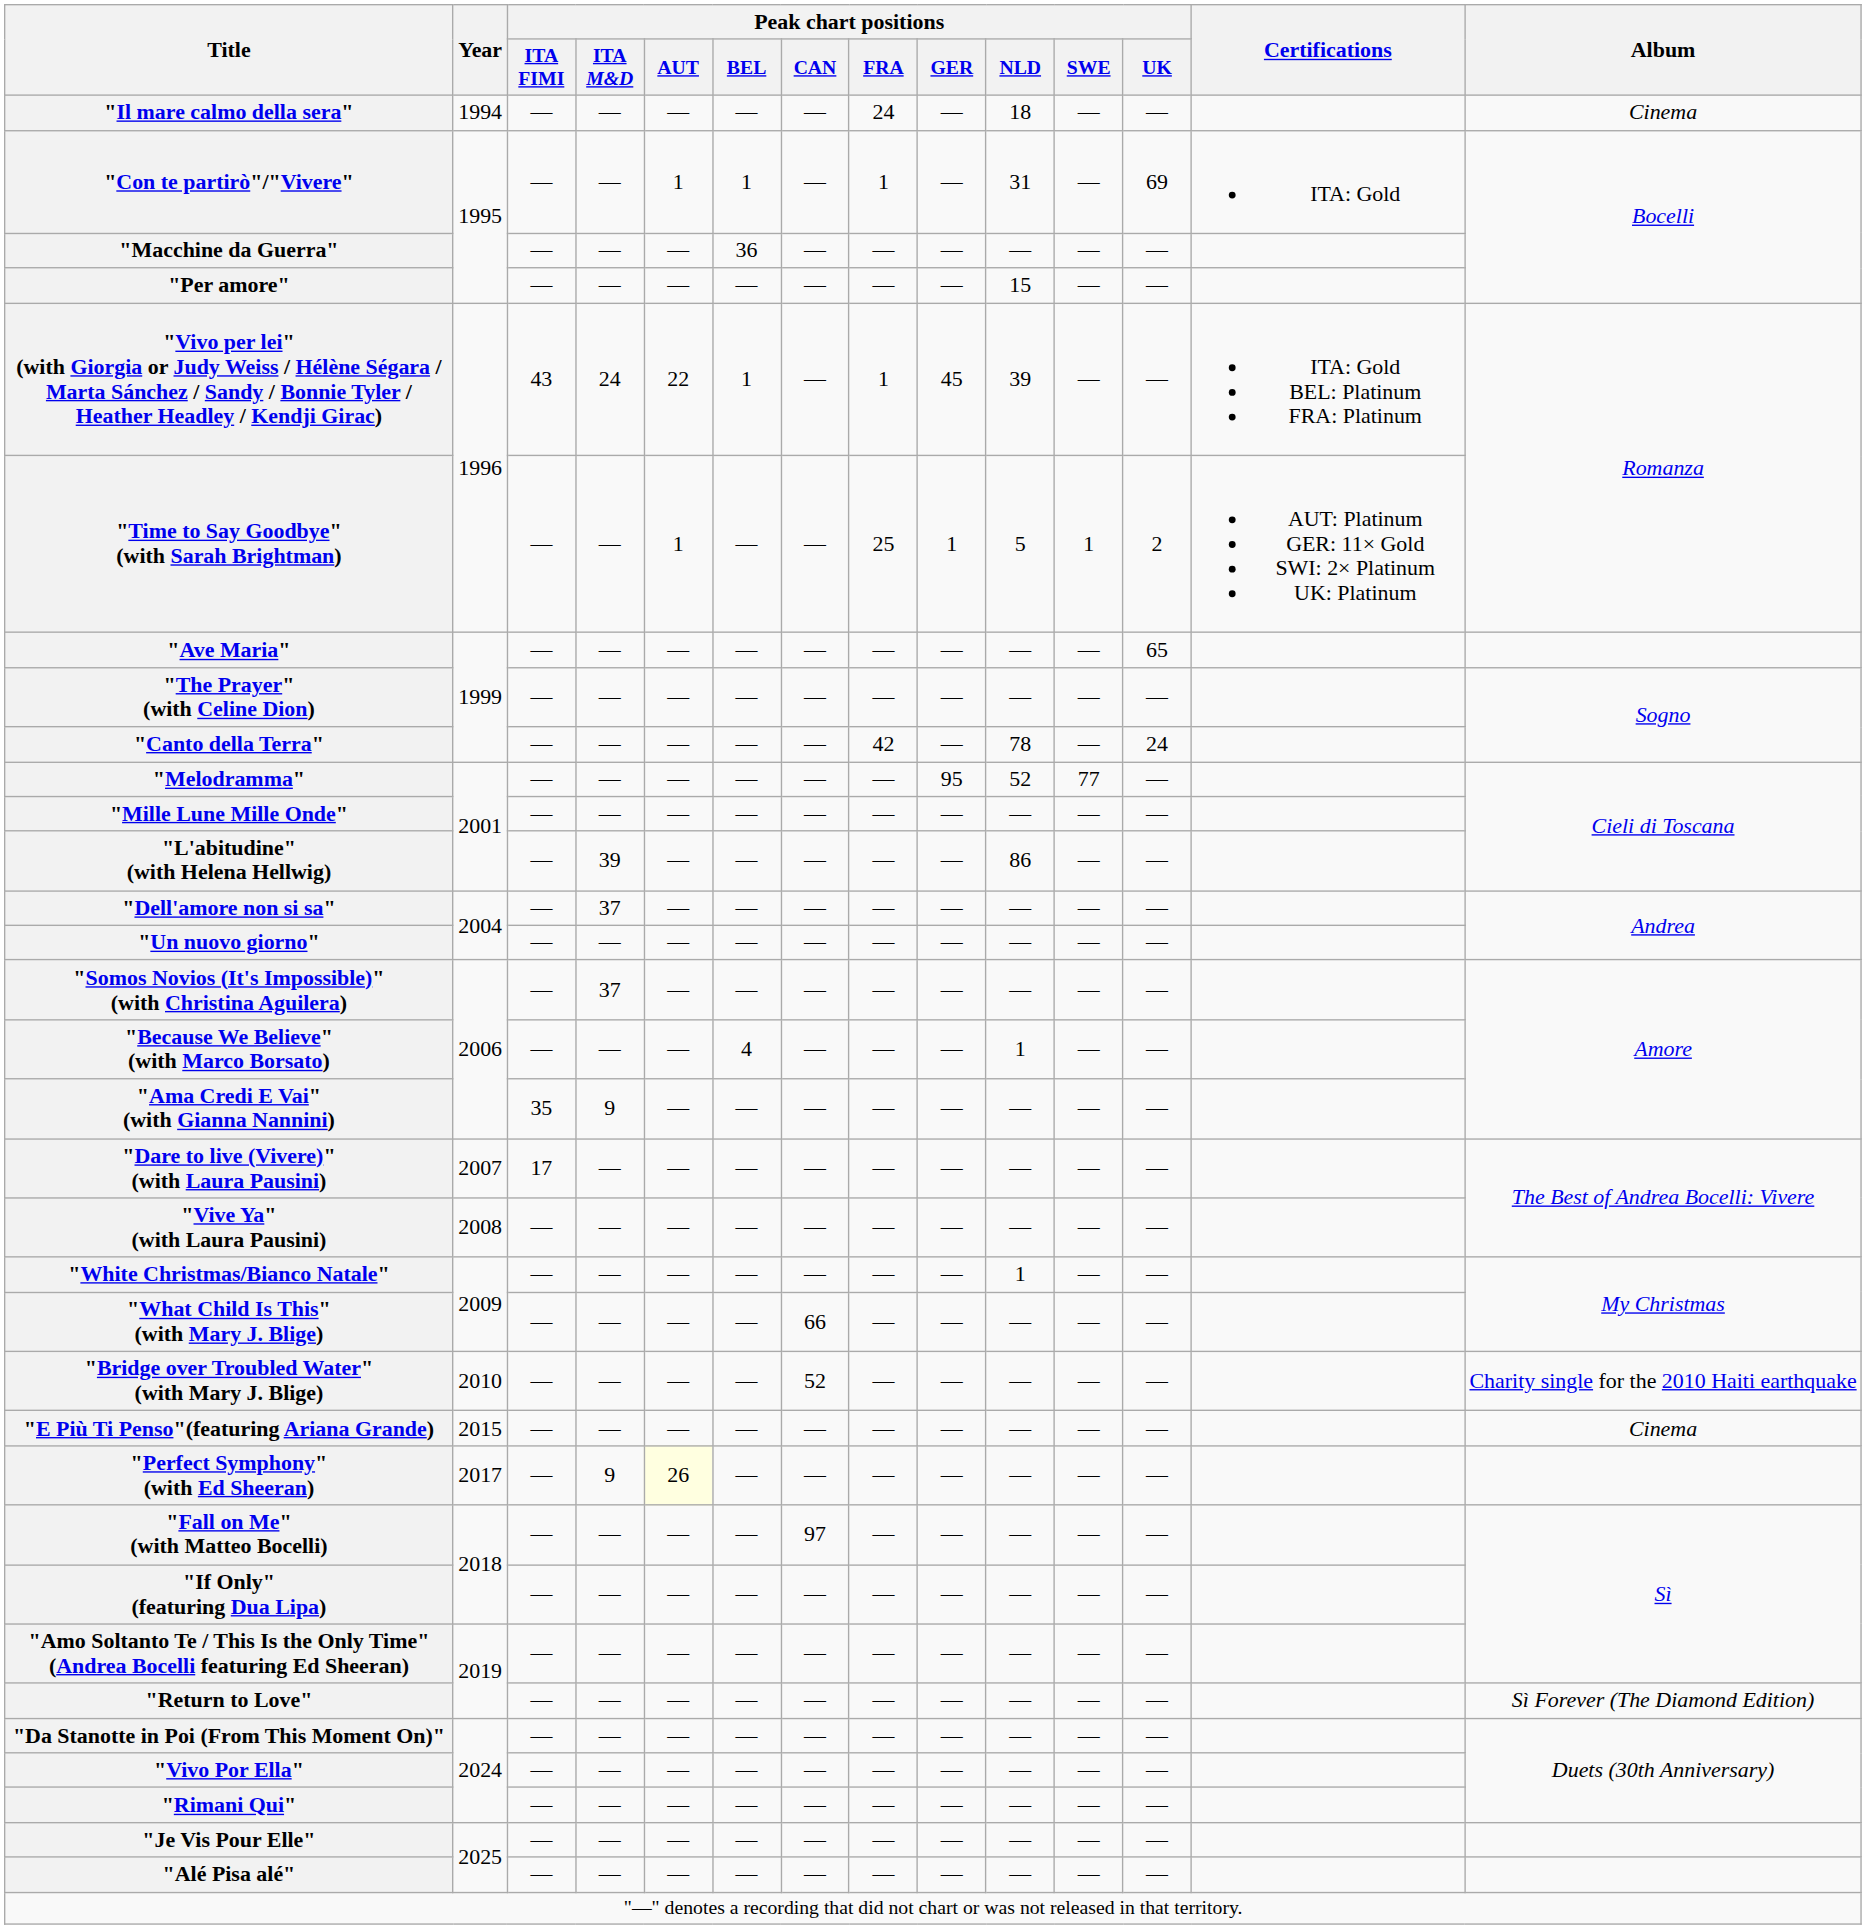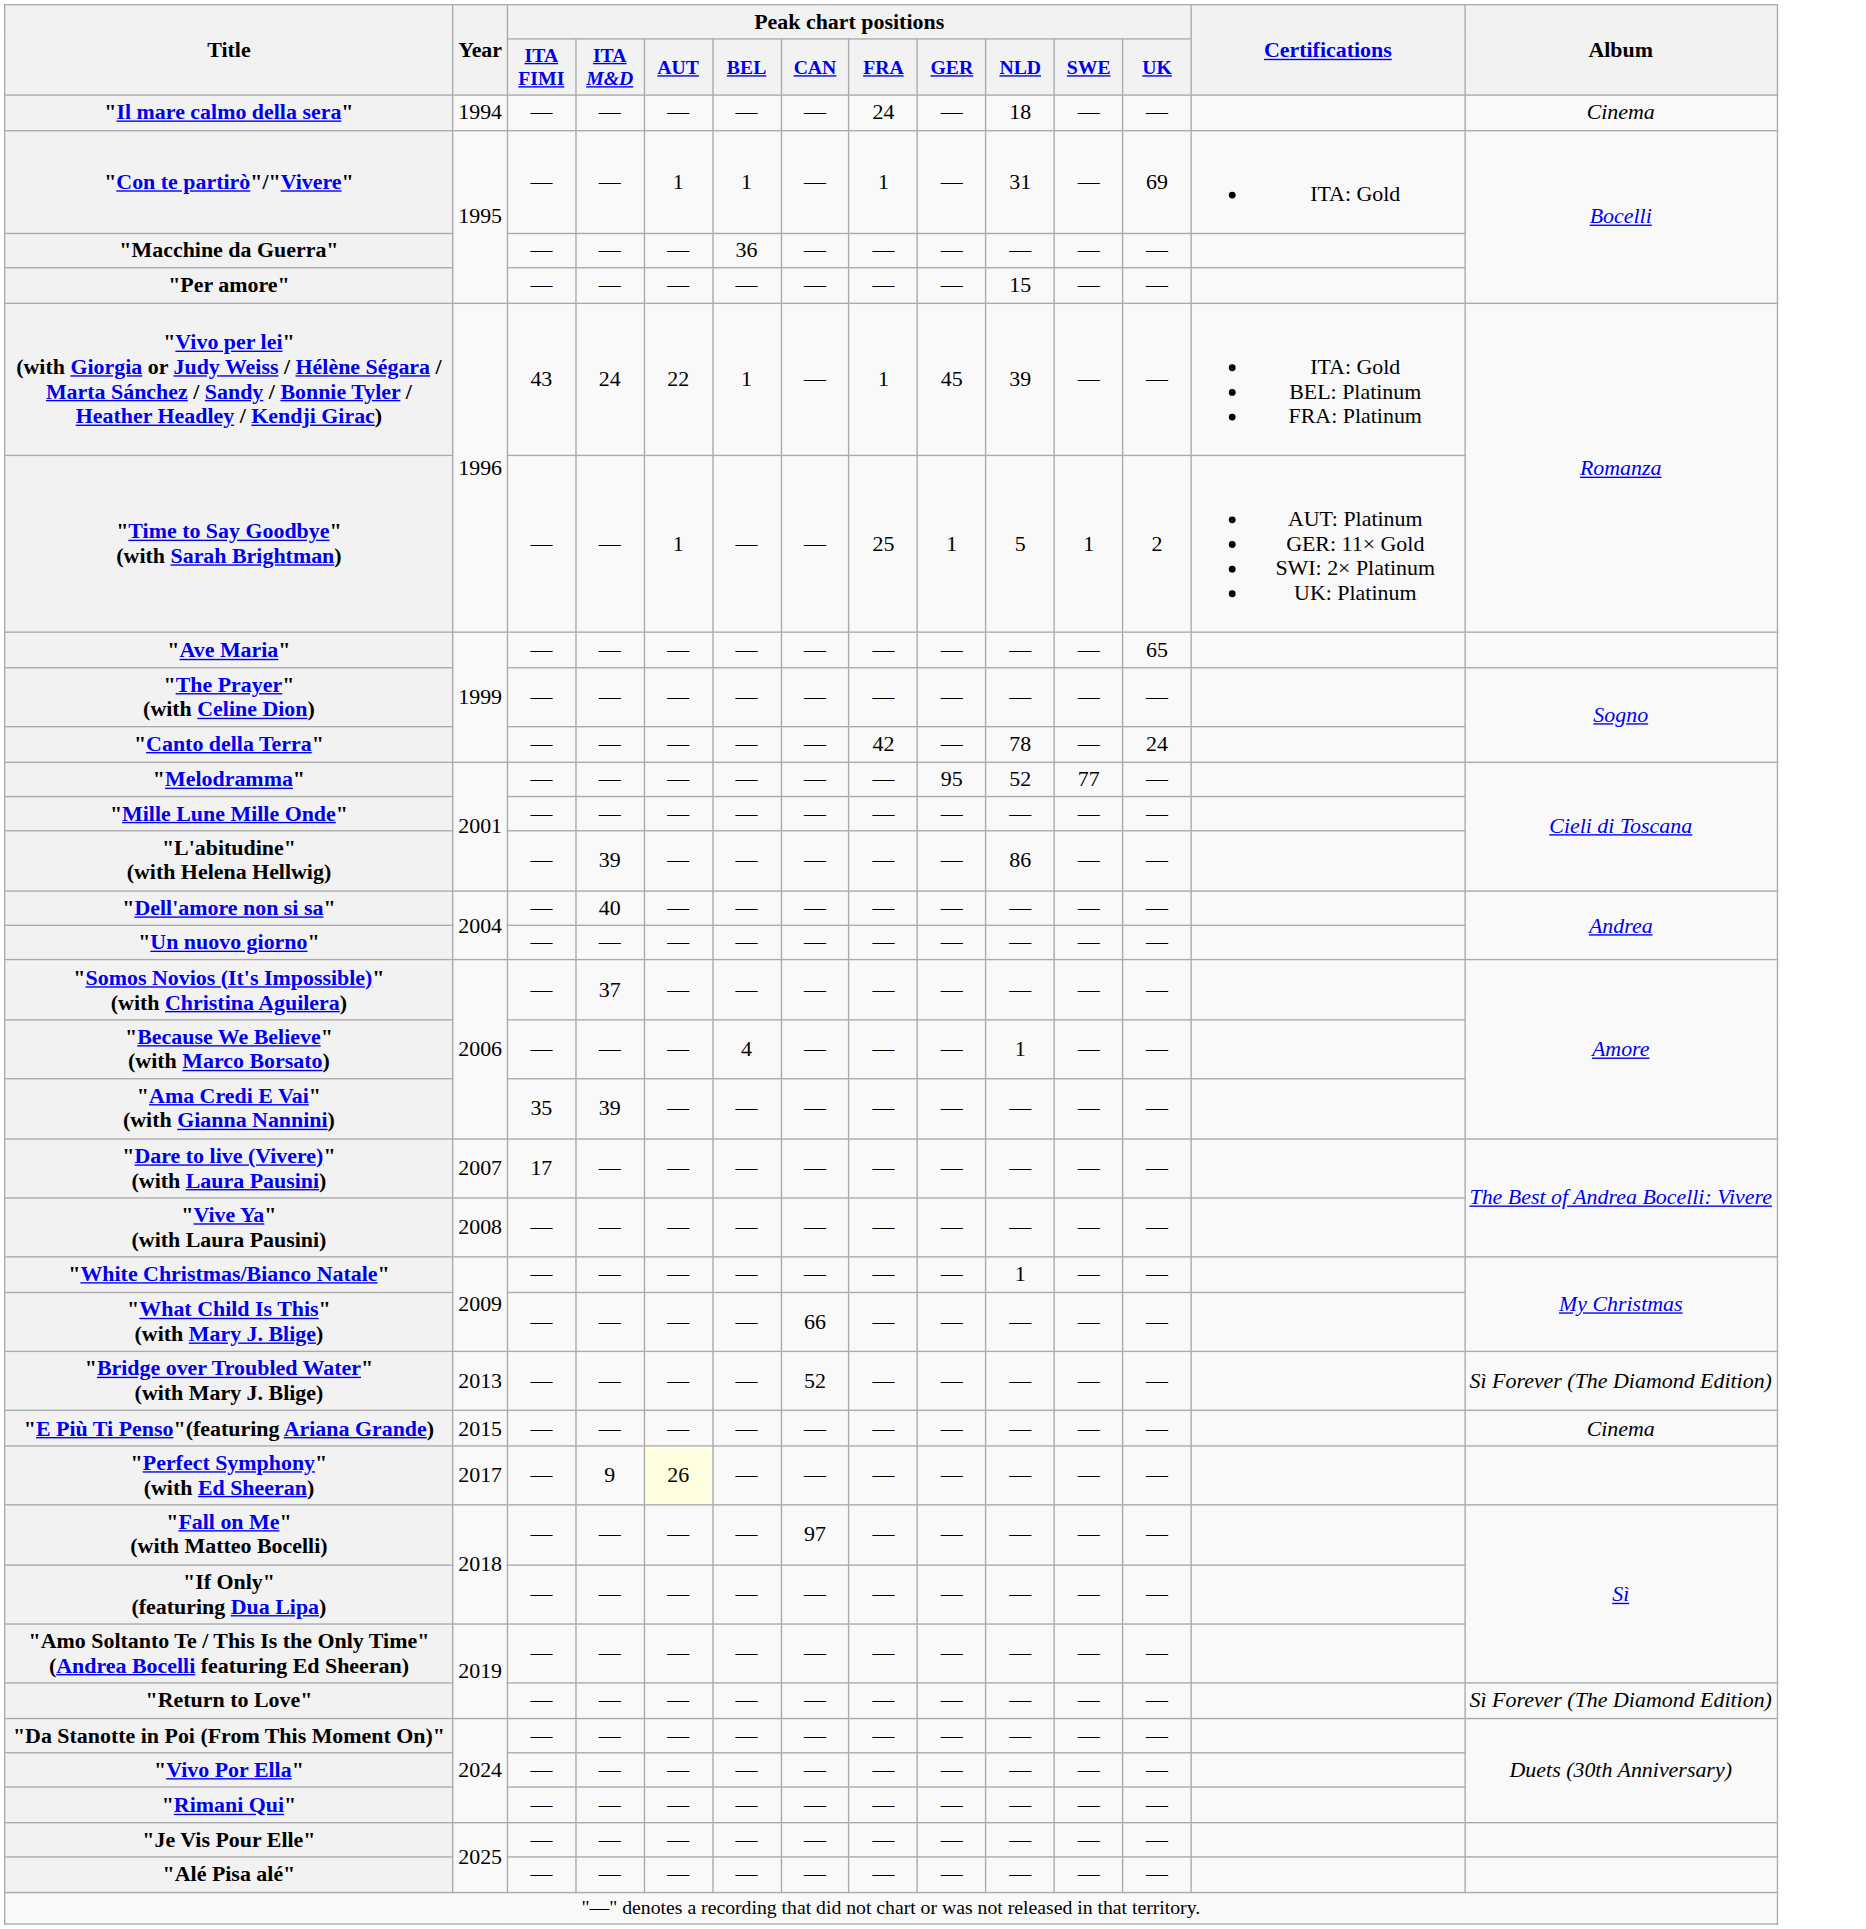(610, 907) 37 -> (610, 907) 40
(610, 1108) 9 -> (610, 1108) 39
(480, 1380) 2010 -> (480, 1380) 2013
(1663, 1380) Charity single for the 2010 Haiti earthquake -> (1621, 1380) Sì Forever (The Diamond Edition)
